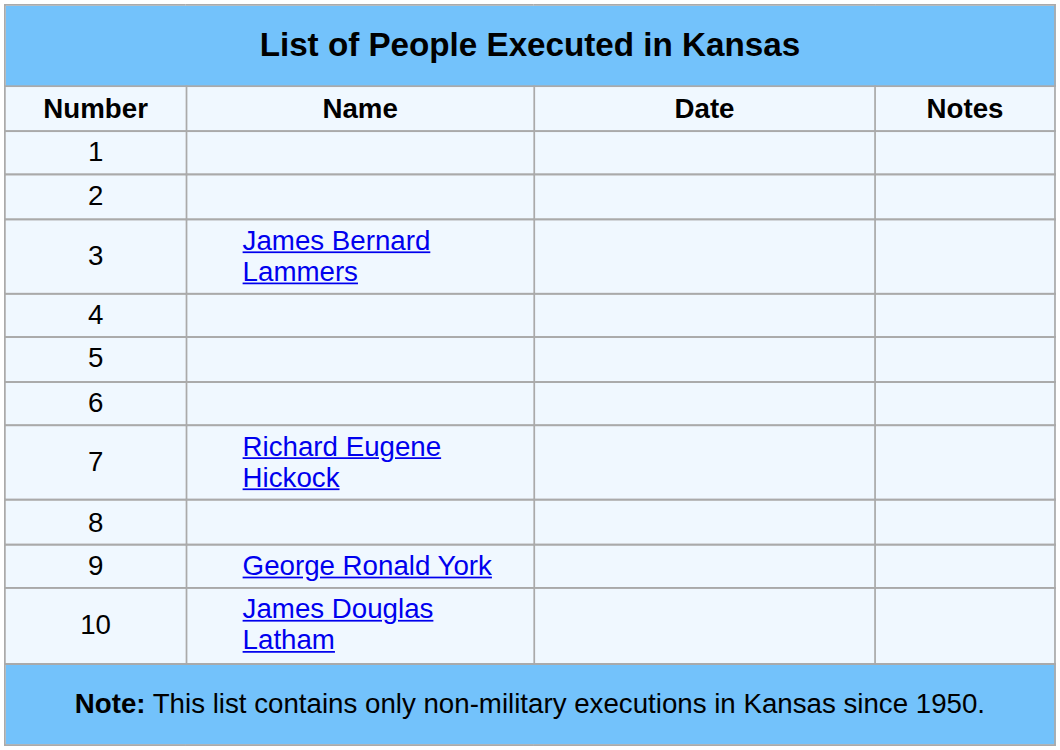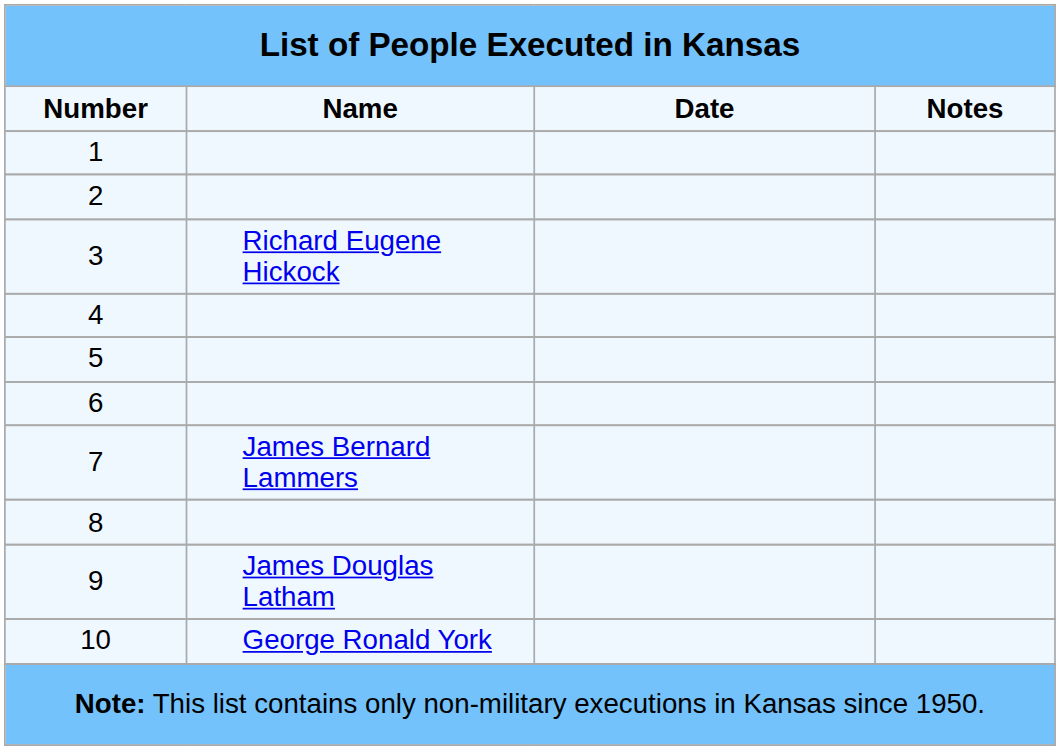(336, 255) James Bernard Lammers -> (342, 255) Richard Eugene Hickock
(342, 462) Richard Eugene Hickock -> (336, 462) James Bernard Lammers
(367, 565) George Ronald York -> (338, 581) James Douglas Latham
(338, 625) James Douglas Latham -> (367, 640) George Ronald York
